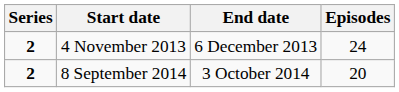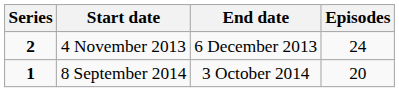(31, 73) 2 -> (31, 73) 1
